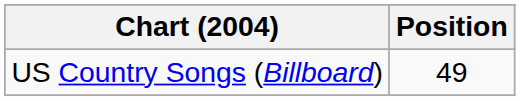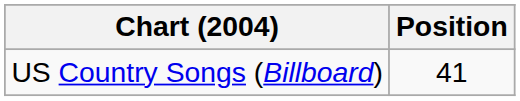(452, 71) 49 -> (452, 71) 41
